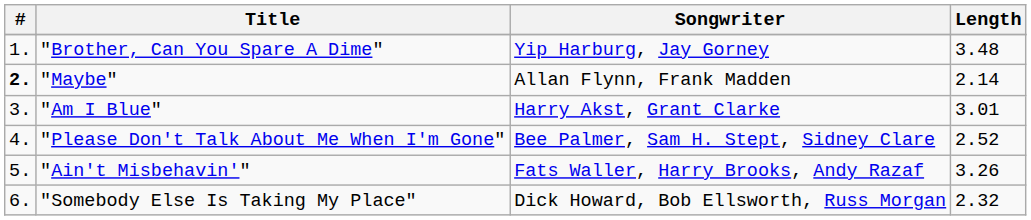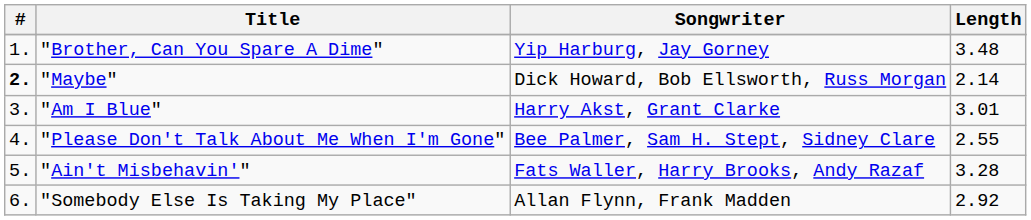(653, 80) Allan Flynn, Frank Madden -> (730, 80) Dick Howard, Bob Ellsworth, Russ Morgan
(977, 140) 2.52 -> (977, 140) 2.55
(977, 170) 3.26 -> (977, 170) 3.28
(730, 200) Dick Howard, Bob Ellsworth, Russ Morgan -> (653, 200) Allan Flynn, Frank Madden
(977, 200) 2.32 -> (977, 200) 2.92
